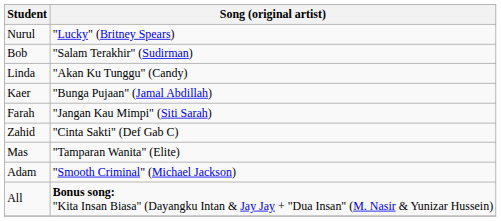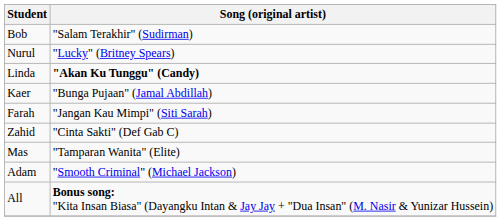rows swapped: (21, 34) <-> (17, 54)
(120, 73) normal -> (126, 73) bold
